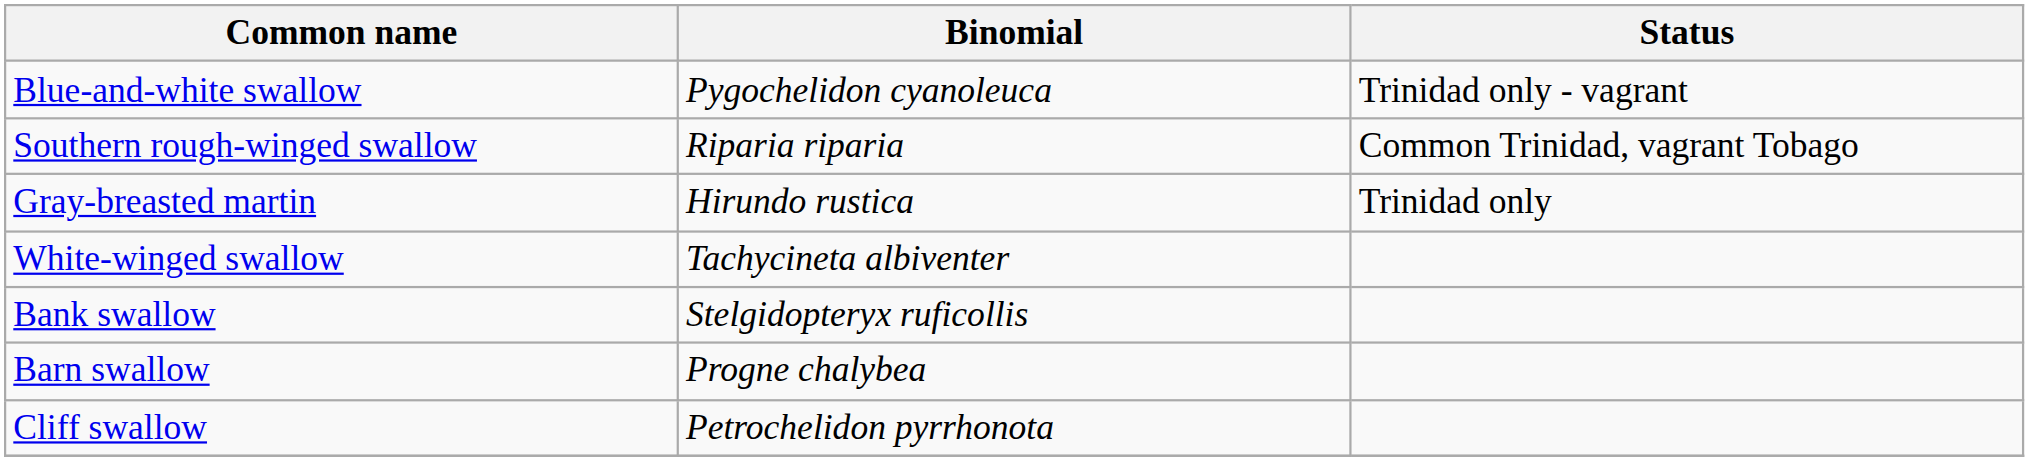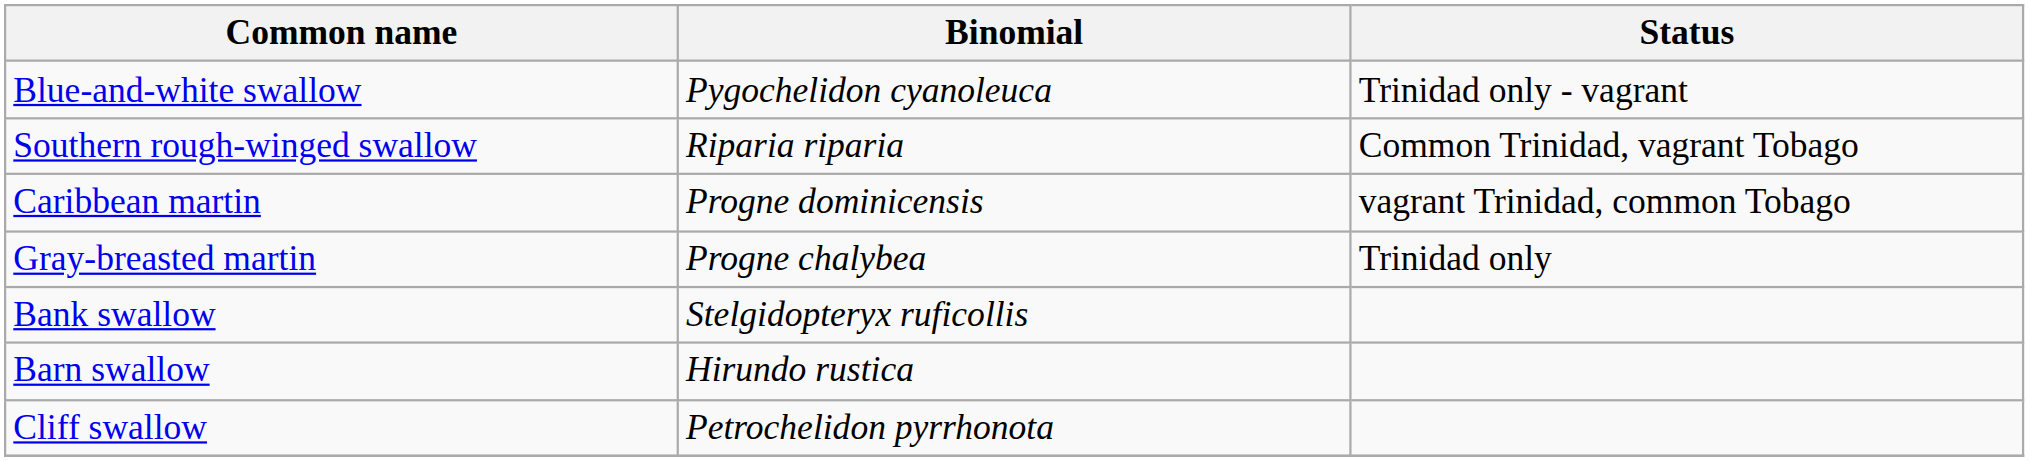+ row: (137, 201)
(800, 201) Hirundo rustica -> (806, 257) Progne chalybea
- row: (179, 257)
(806, 370) Progne chalybea -> (800, 370) Hirundo rustica
